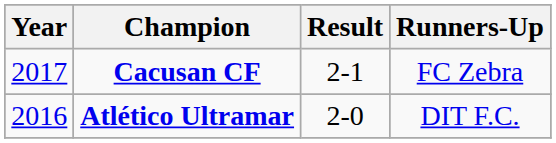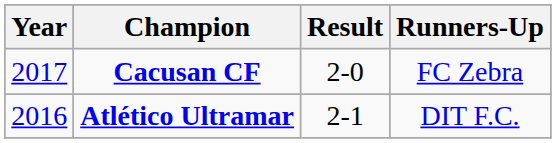(345, 71) 2-1 -> (345, 71) 2-0
(345, 115) 2-0 -> (345, 115) 2-1
